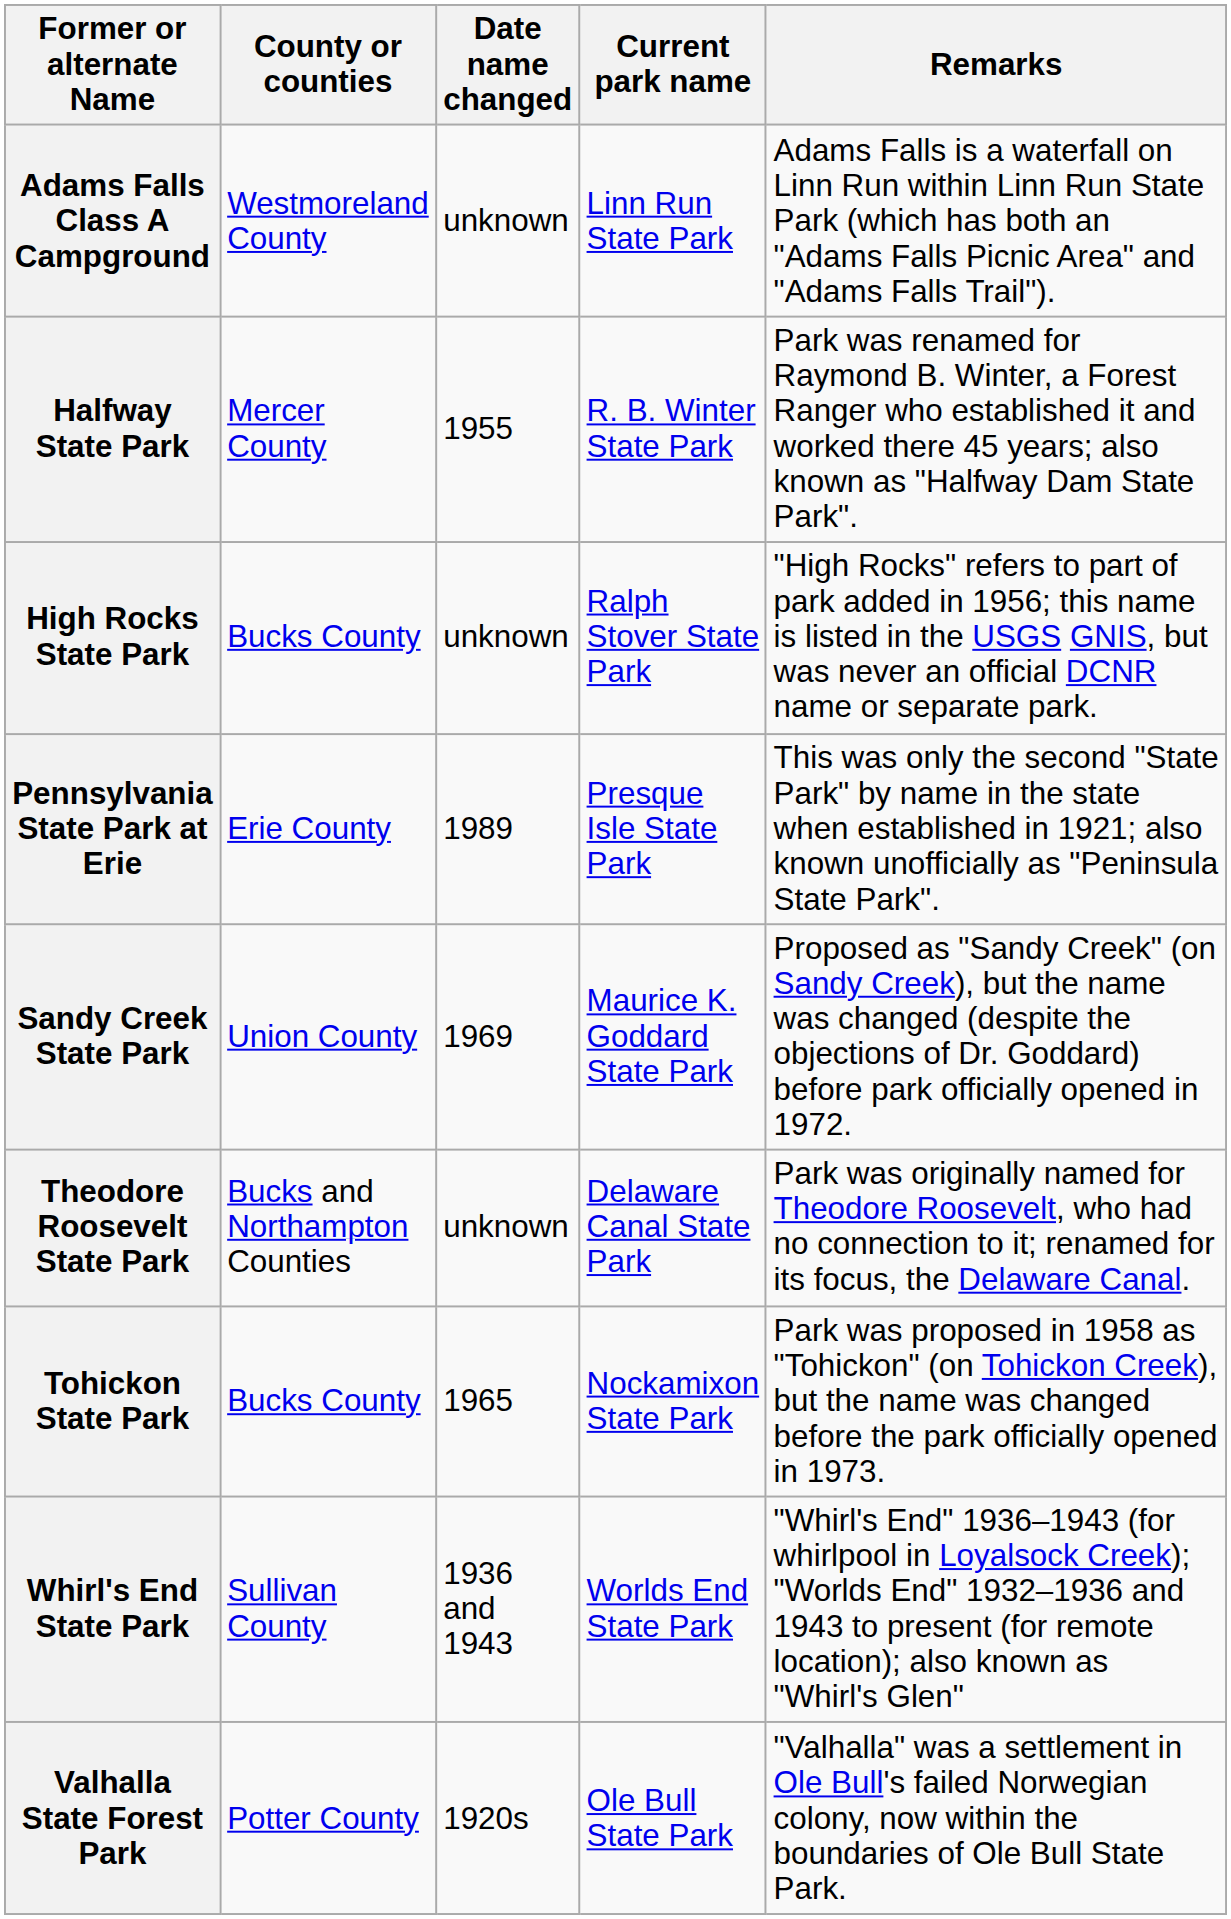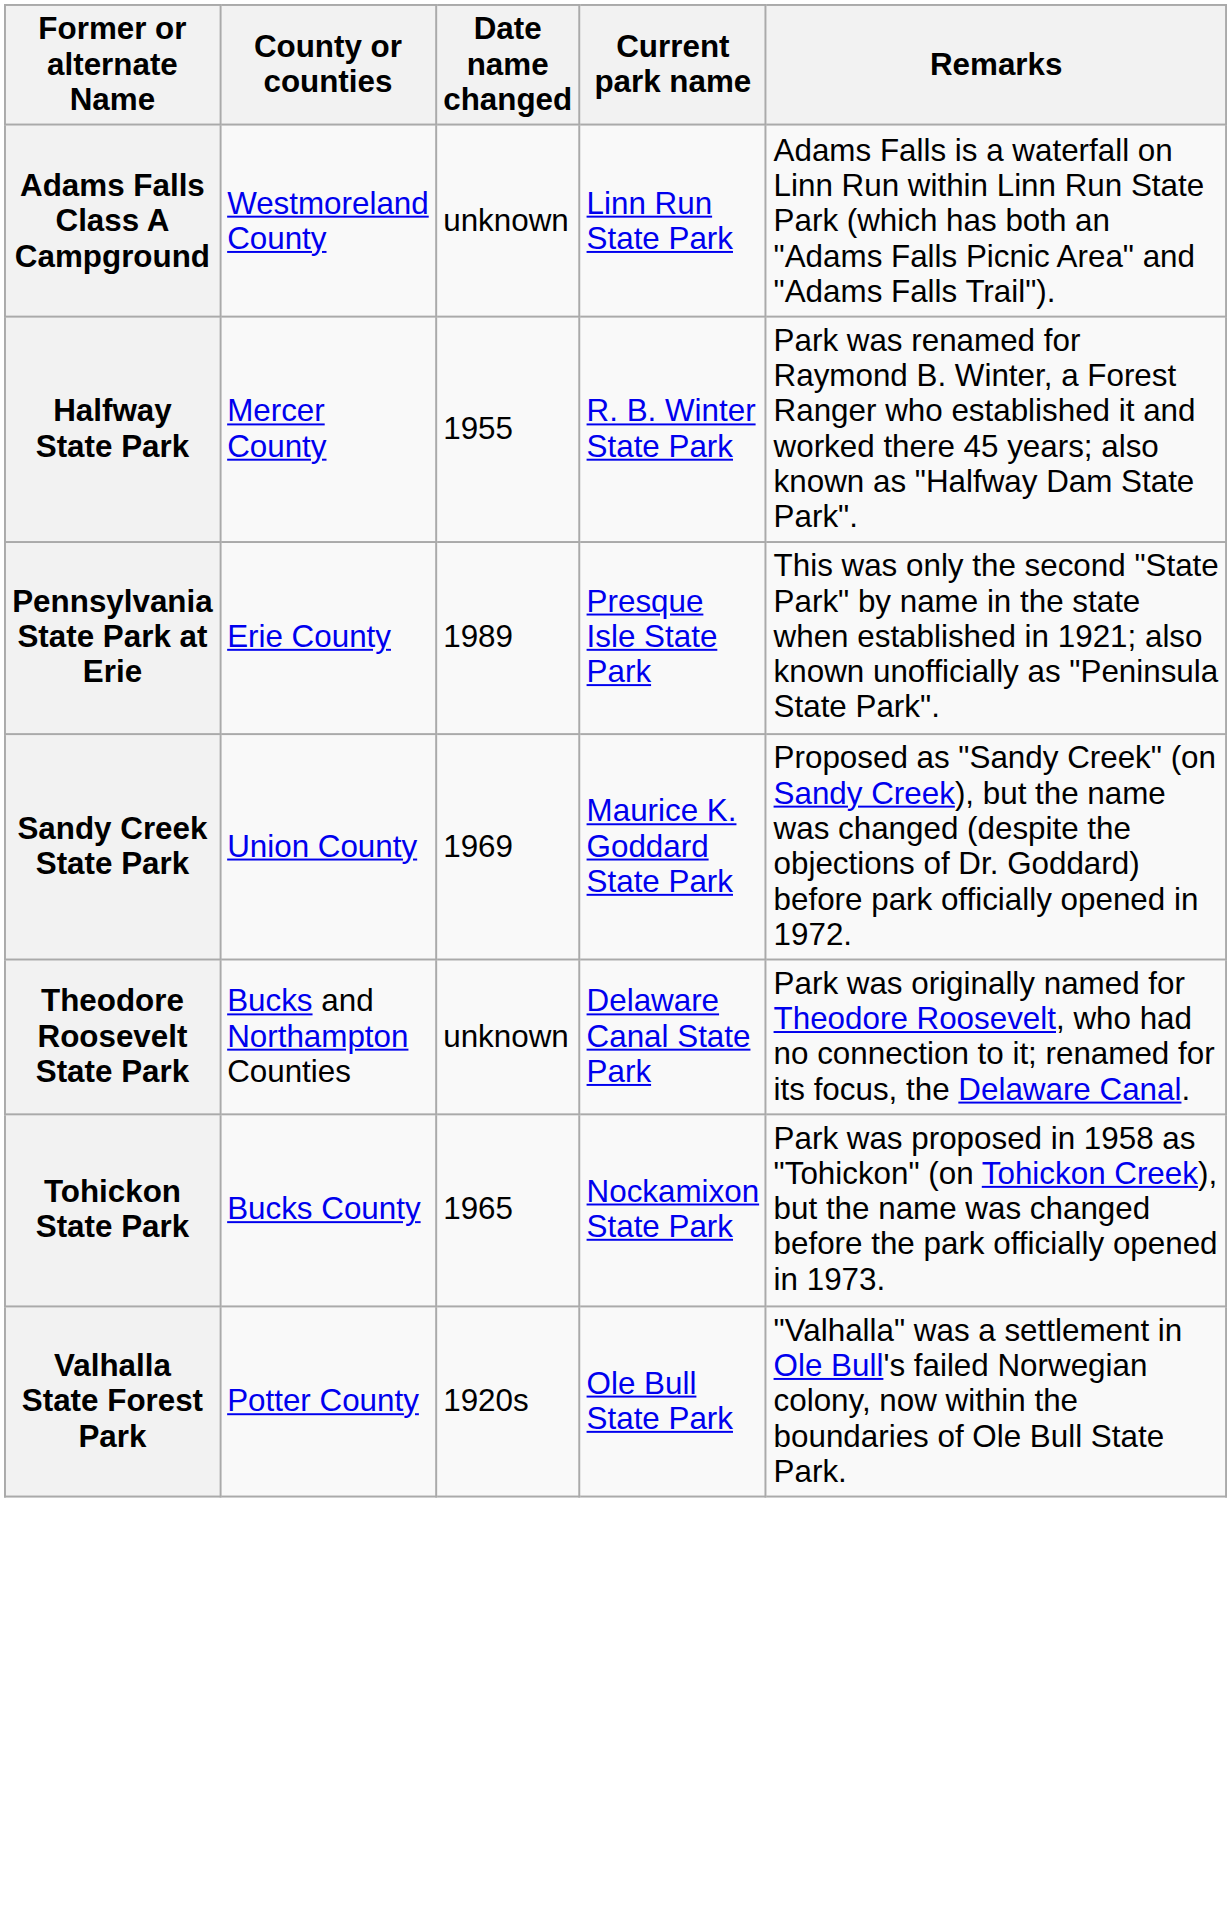- row: (112, 637)
- row: (112, 1609)
